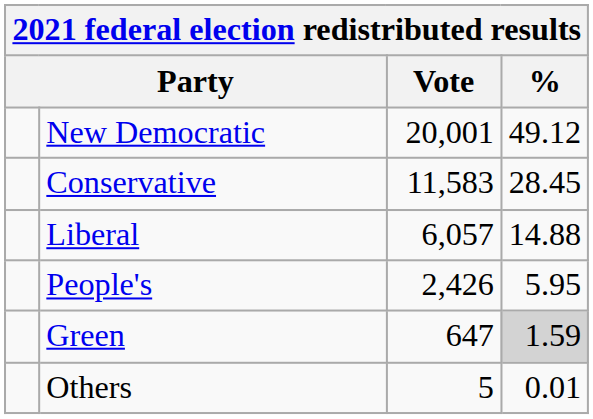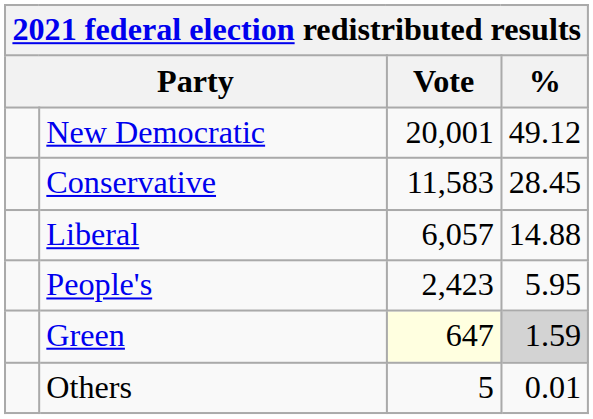(458, 285) 2,426 -> (458, 285) 2,423
(470, 336) no background -> (470, 336) lightyellow background
